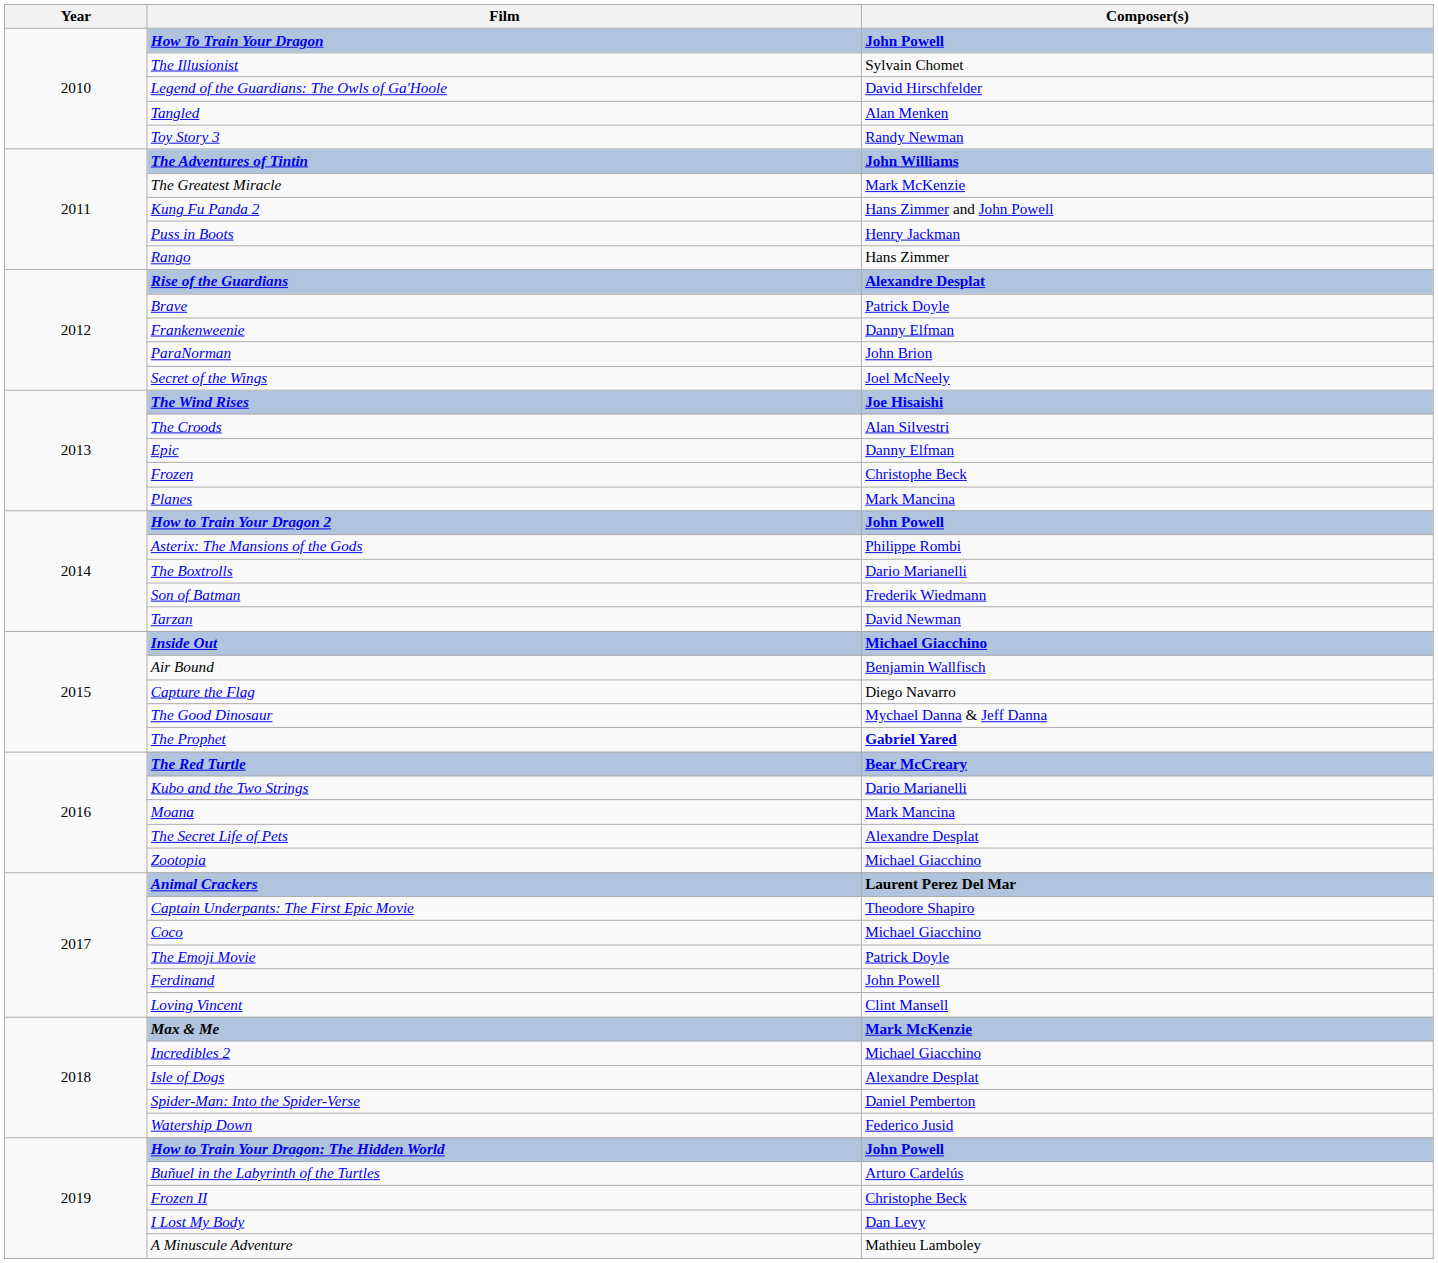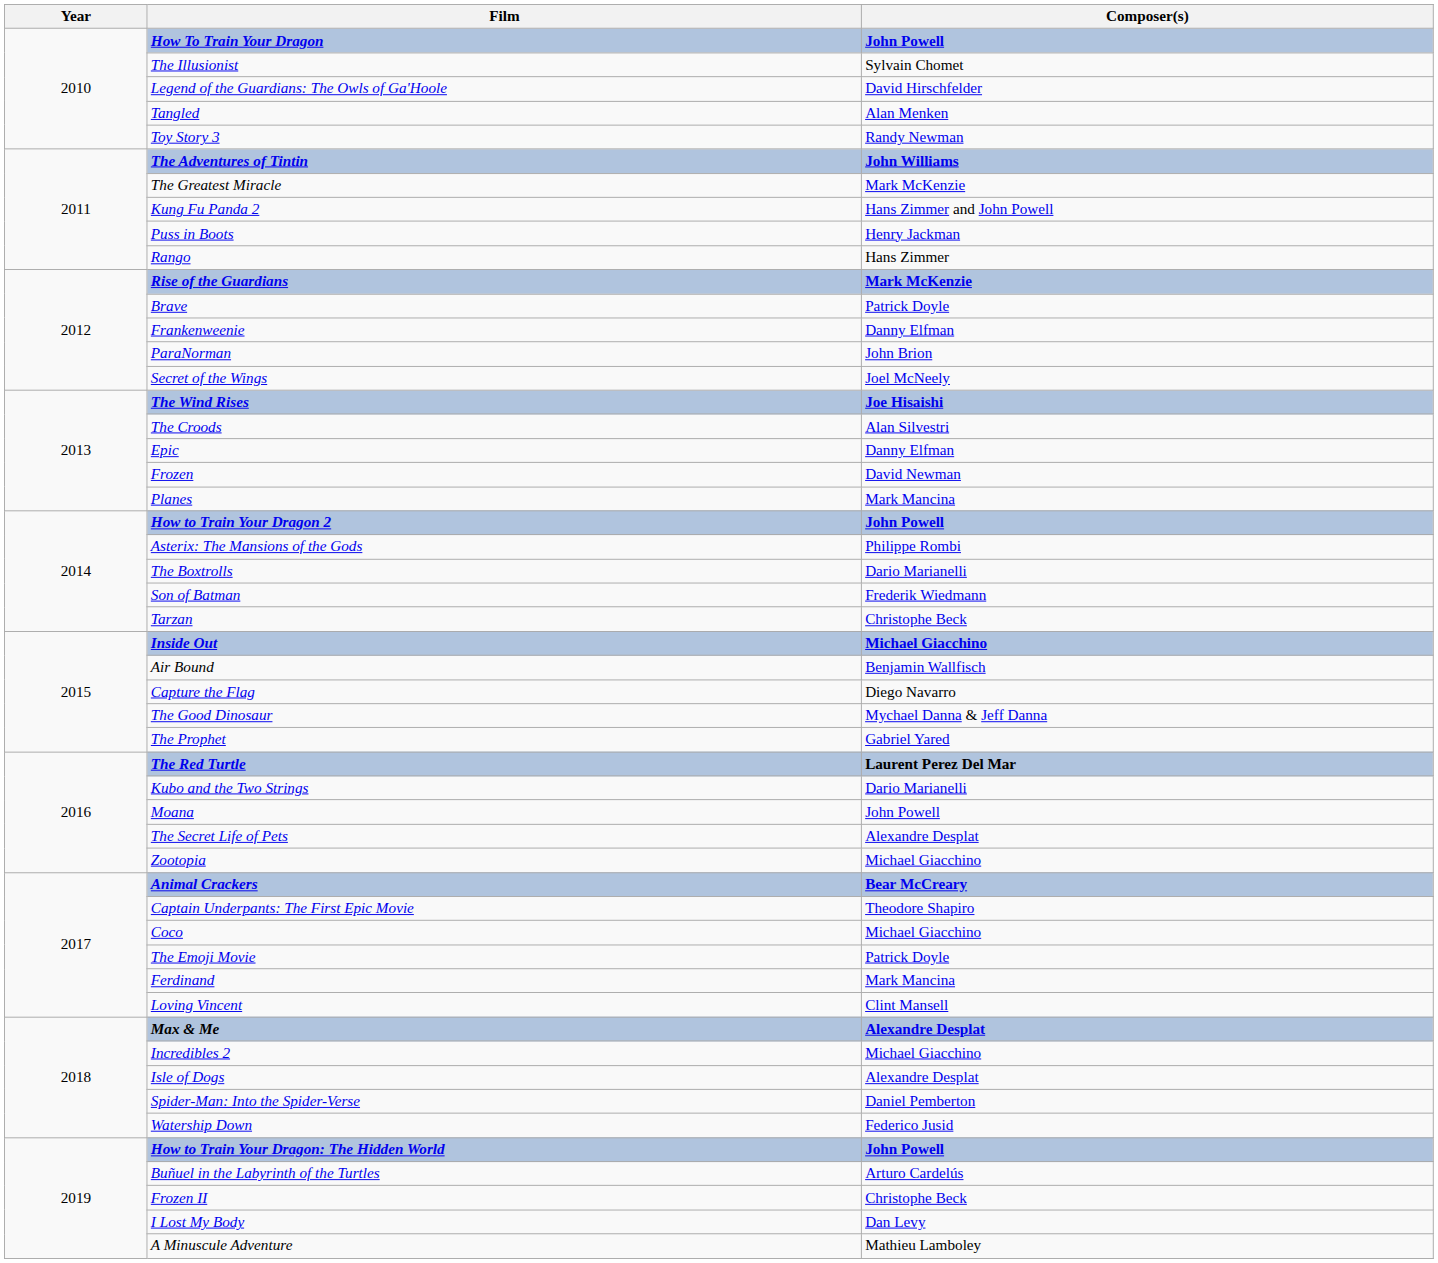(925, 281) Alexandre Desplat -> (919, 281) Mark McKenzie
(916, 474) Christophe Beck -> (913, 474) David Newman
(913, 619) David Newman -> (916, 619) Christophe Beck
(911, 739) bold -> (907, 739) normal
(916, 763) Bear McCreary -> (941, 763) Laurent Perez Del Mar
(910, 812) Mark Mancina -> (902, 812) John Powell
(941, 884) Laurent Perez Del Mar -> (916, 884) Bear McCreary
(902, 980) John Powell -> (910, 980) Mark Mancina
(919, 1029) Mark McKenzie -> (925, 1029) Alexandre Desplat
